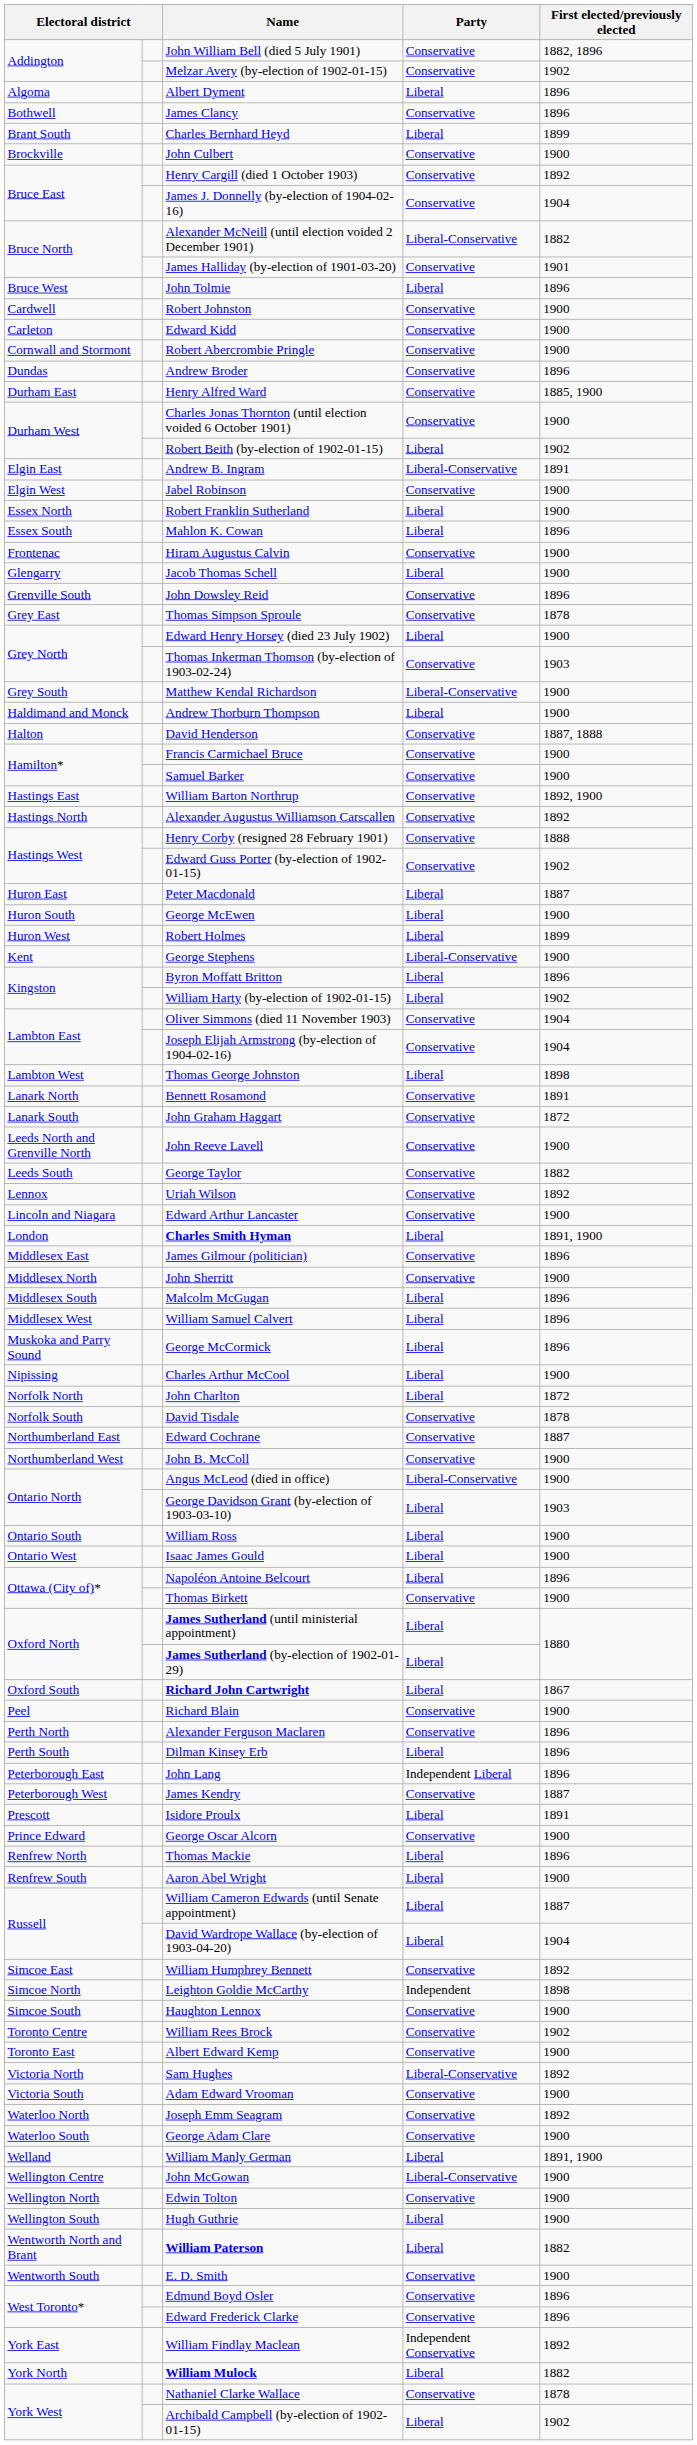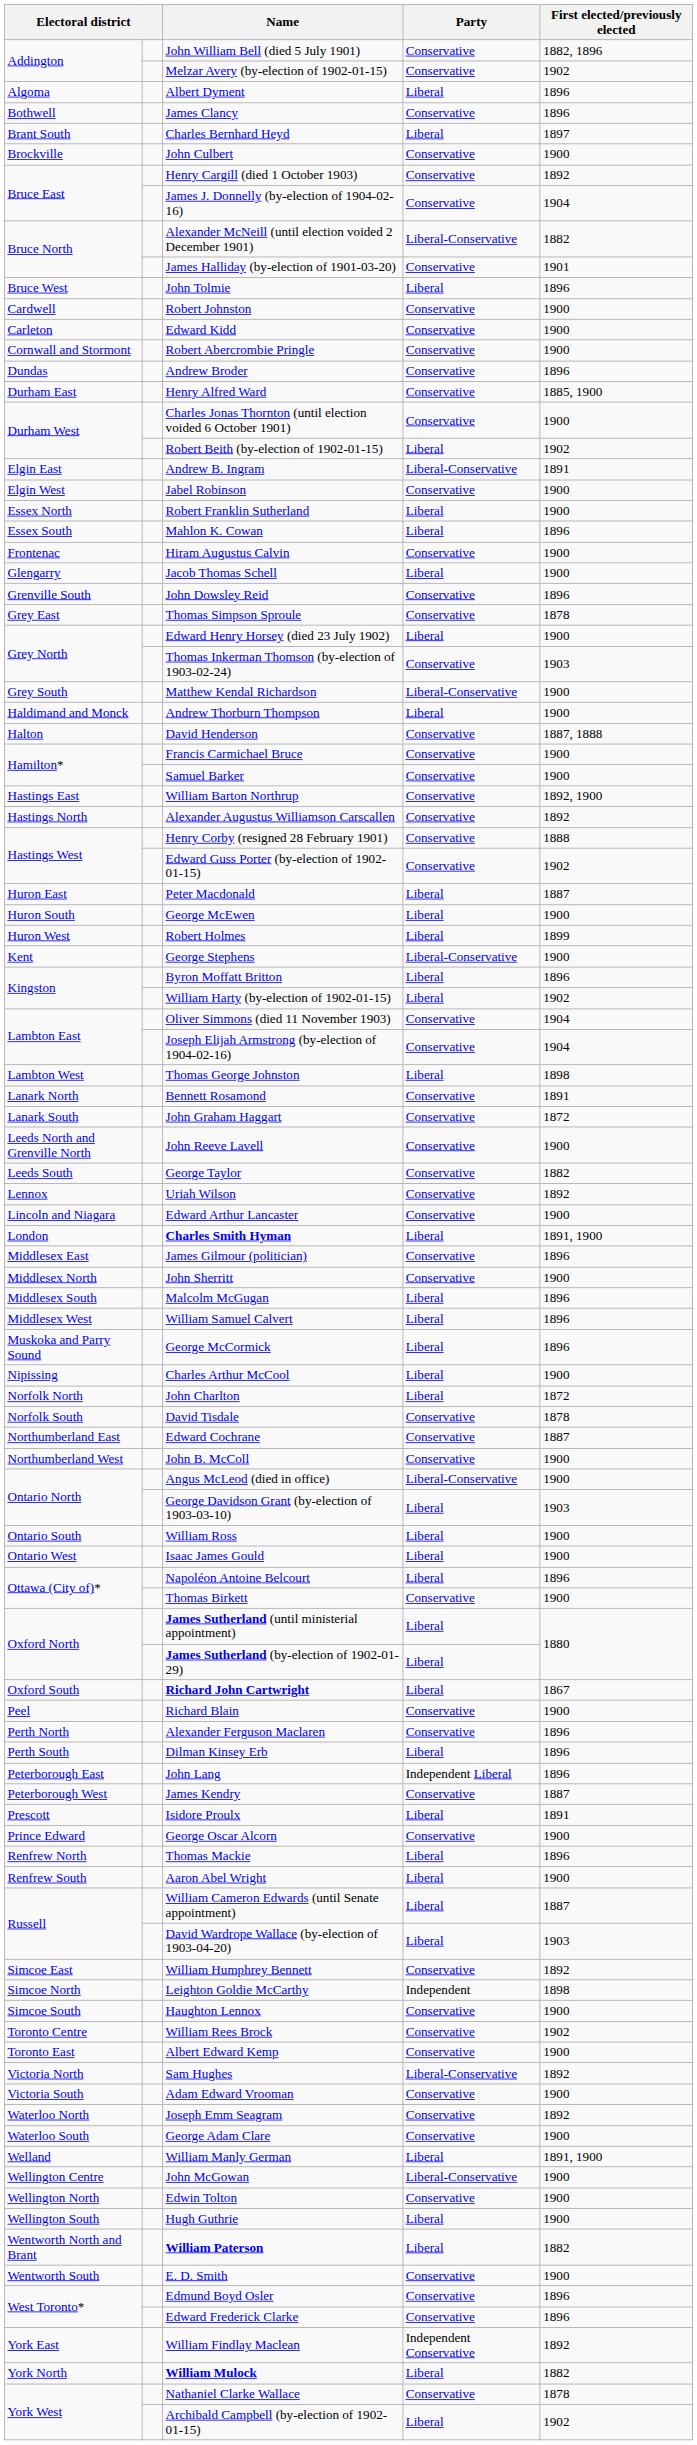(556, 133) 1899 -> (556, 133) 1897
(556, 1941) 1904 -> (556, 1941) 1903
